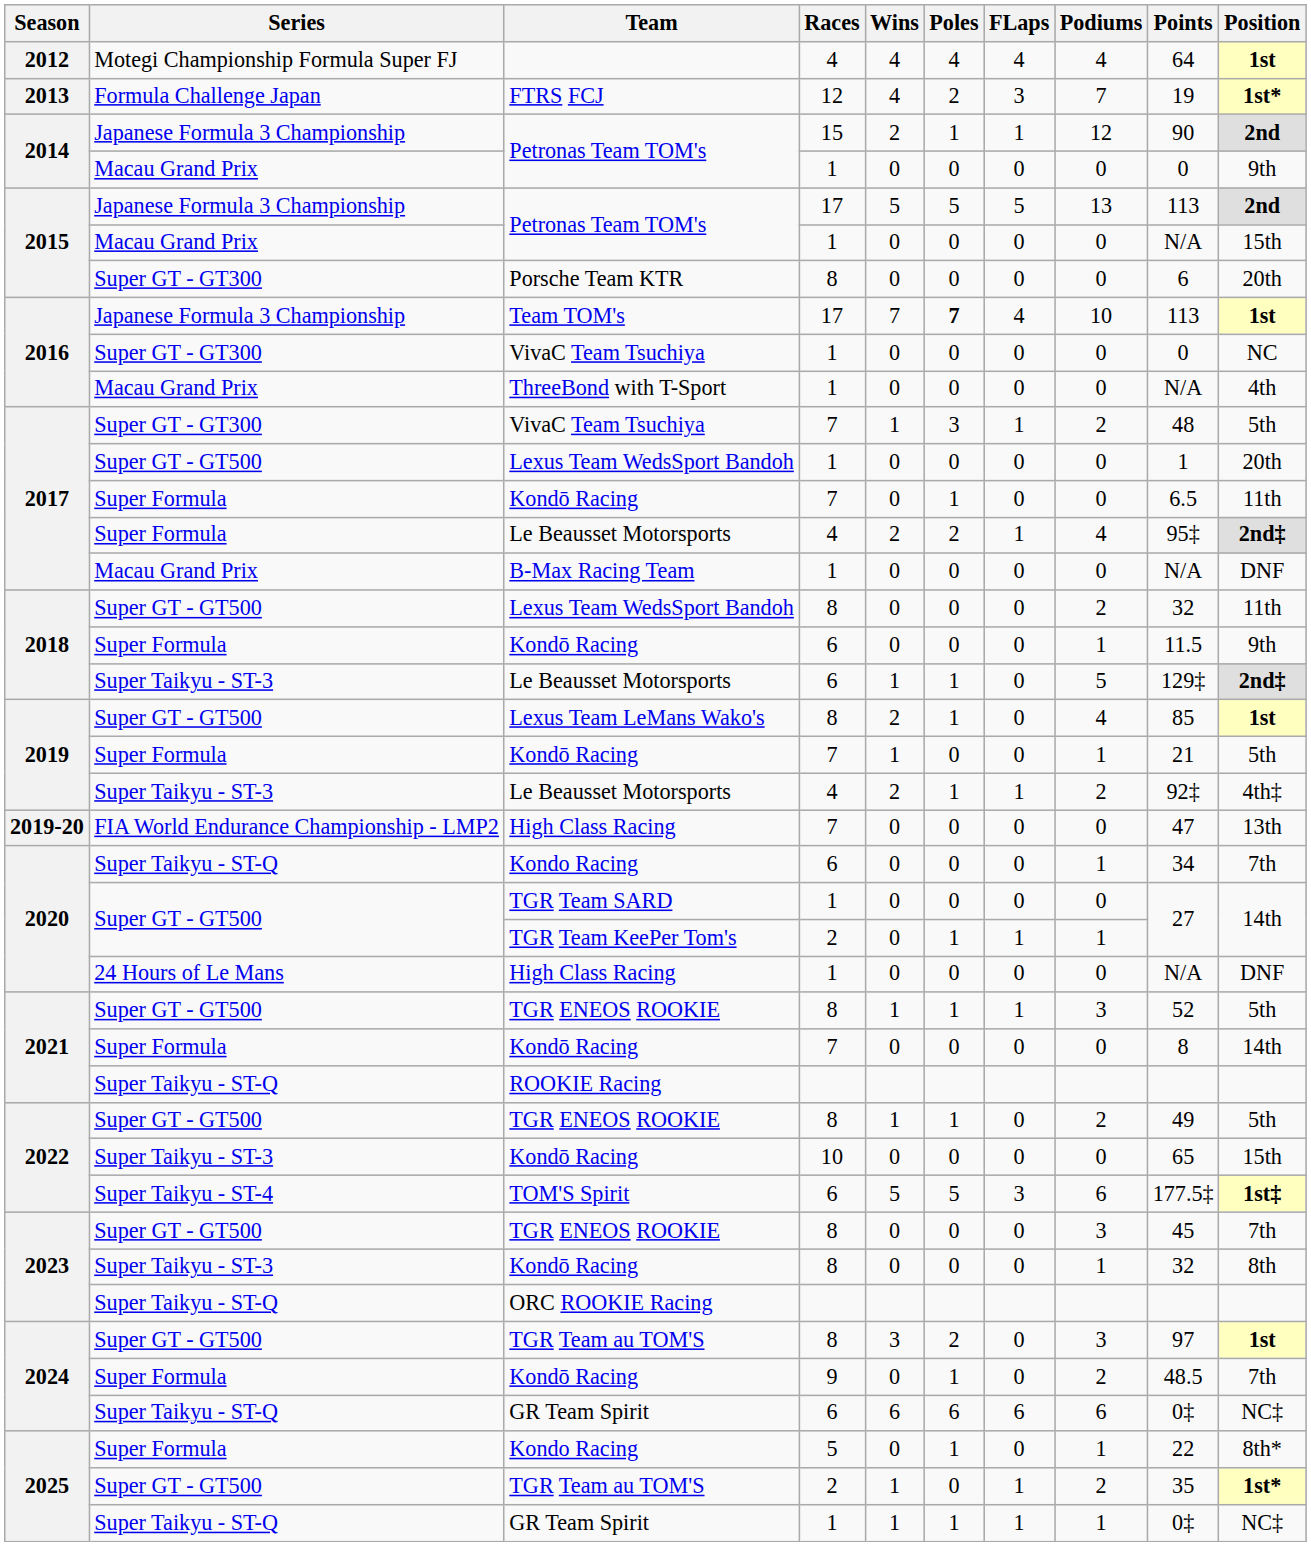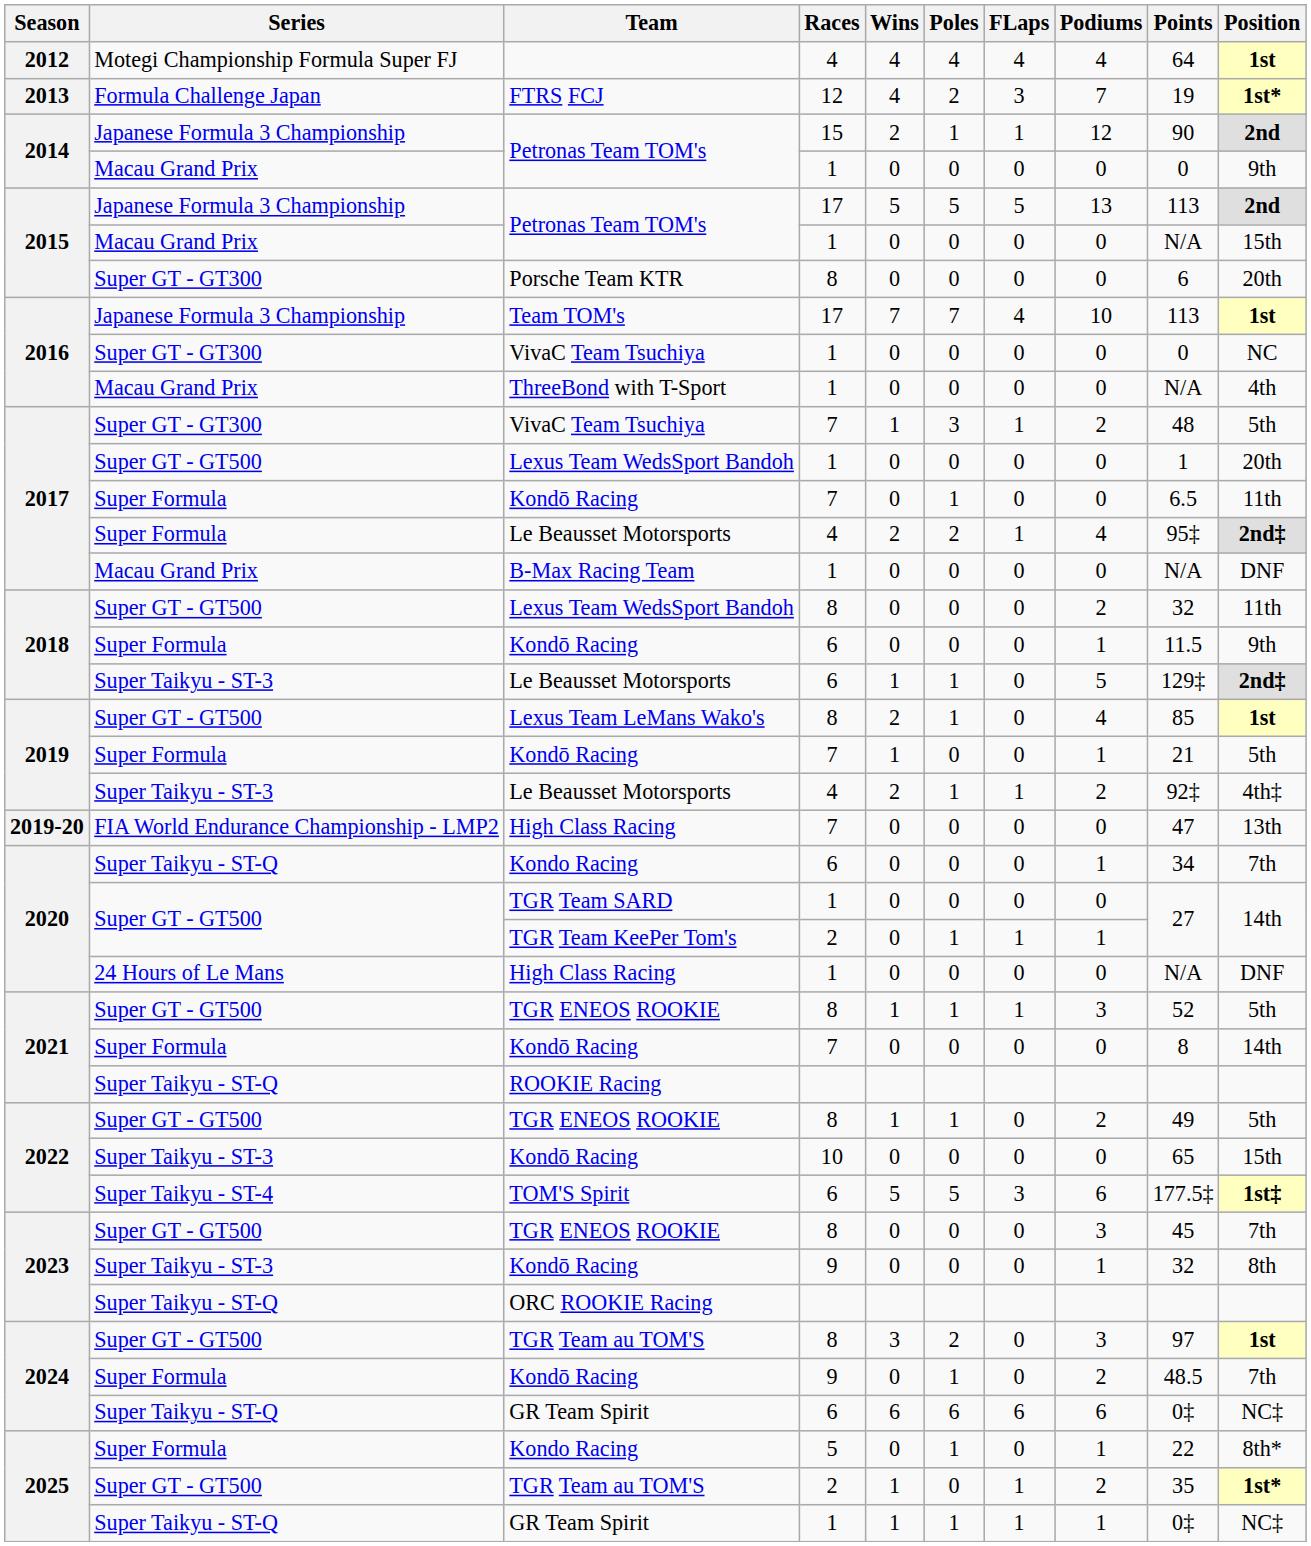(954, 315) bold -> (954, 315) normal
(832, 1266) 8 -> (832, 1266) 9
